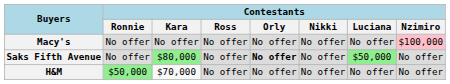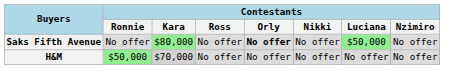- row: (54, 42)
(177, 72) no background -> (174, 57) lightgrey background
